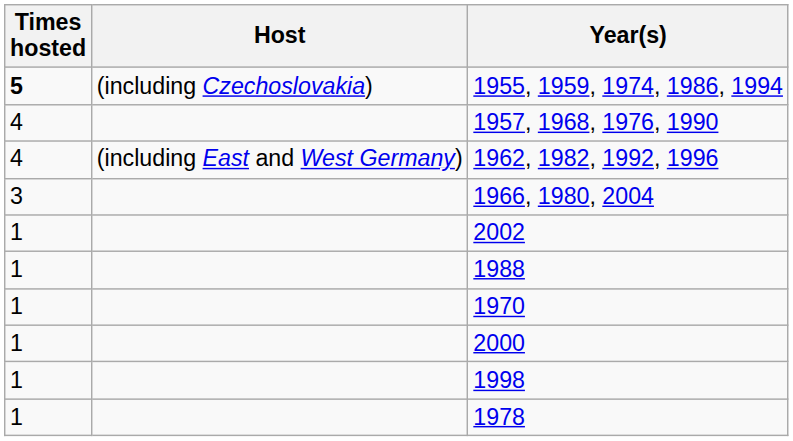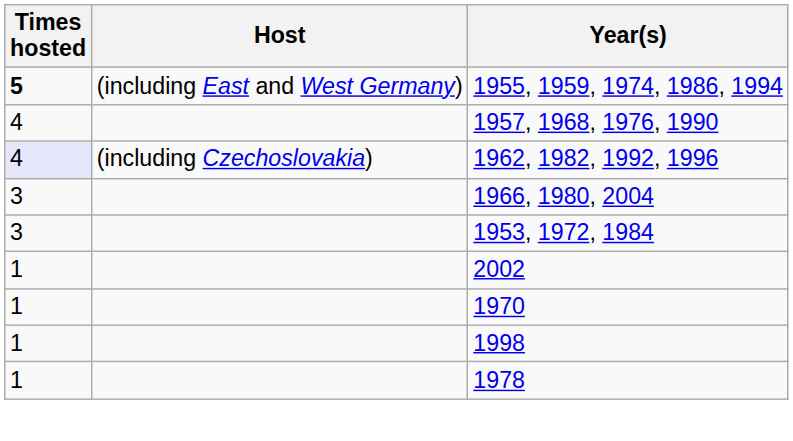(235, 85) (including Czechoslovakia) -> (280, 85) (including East and West Germany)
(17, 159) no background -> (17, 159) lavender background
(280, 159) (including East and West Germany) -> (235, 159) (including Czechoslovakia)
+ row: (564, 232)
- row: (499, 269)
- row: (499, 343)
